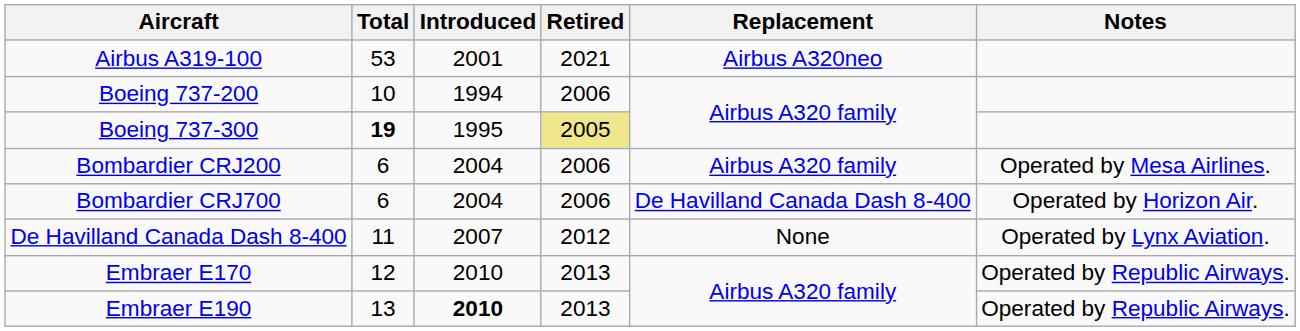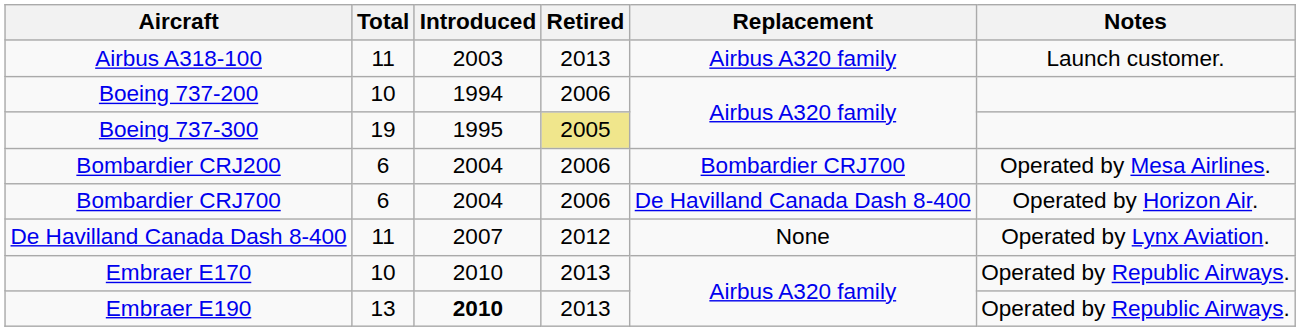+ row: (179, 58)
- row: (179, 58)
(383, 129) bold -> (383, 129) normal
(803, 165) Airbus A320 family -> (803, 165) Bombardier CRJ700
(383, 272) 12 -> (383, 272) 10
